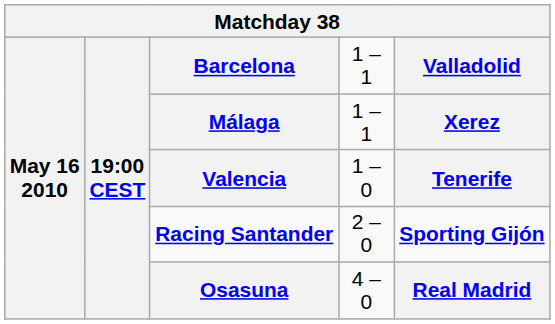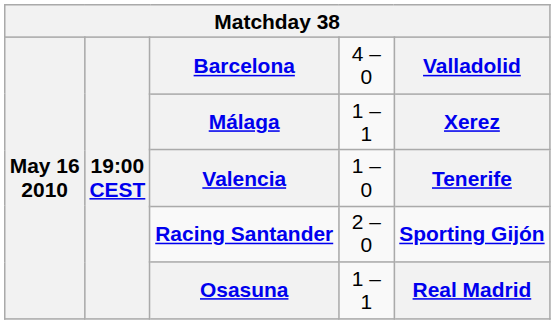(366, 65) 1 – 1 -> (366, 65) 4 – 0
(366, 290) 4 – 0 -> (366, 290) 1 – 1
